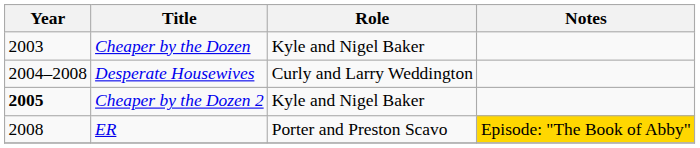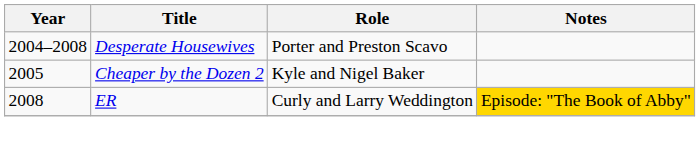- row: (173, 45)
(372, 73) Curly and Larry Weddington -> (360, 45) Porter and Preston Scavo
(26, 101) bold -> (26, 73) normal
(360, 128) Porter and Preston Scavo -> (372, 101) Curly and Larry Weddington
